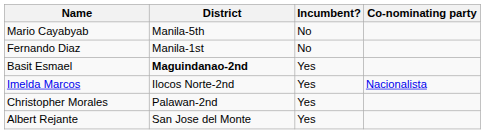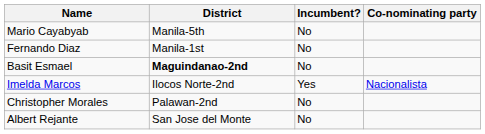(306, 66) Yes -> (304, 66) No
(306, 102) Yes -> (304, 102) No
(306, 119) Yes -> (304, 119) No
